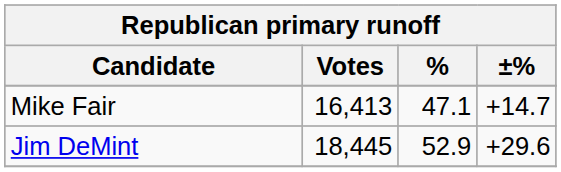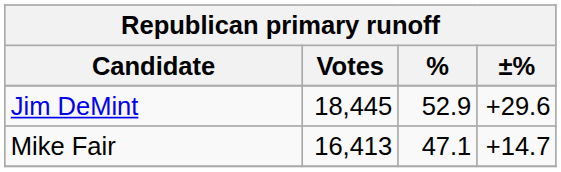rows swapped: (75, 147) <-> (63, 106)
